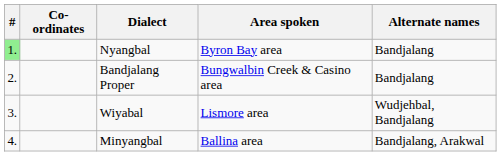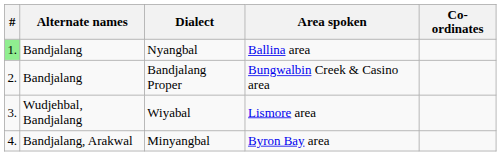columns swapped: (58, 22) <-> (434, 22)
(241, 49) Byron Bay area -> (279, 49) Ballina area
(232, 140) Ballina area -> (289, 140) Byron Bay area
